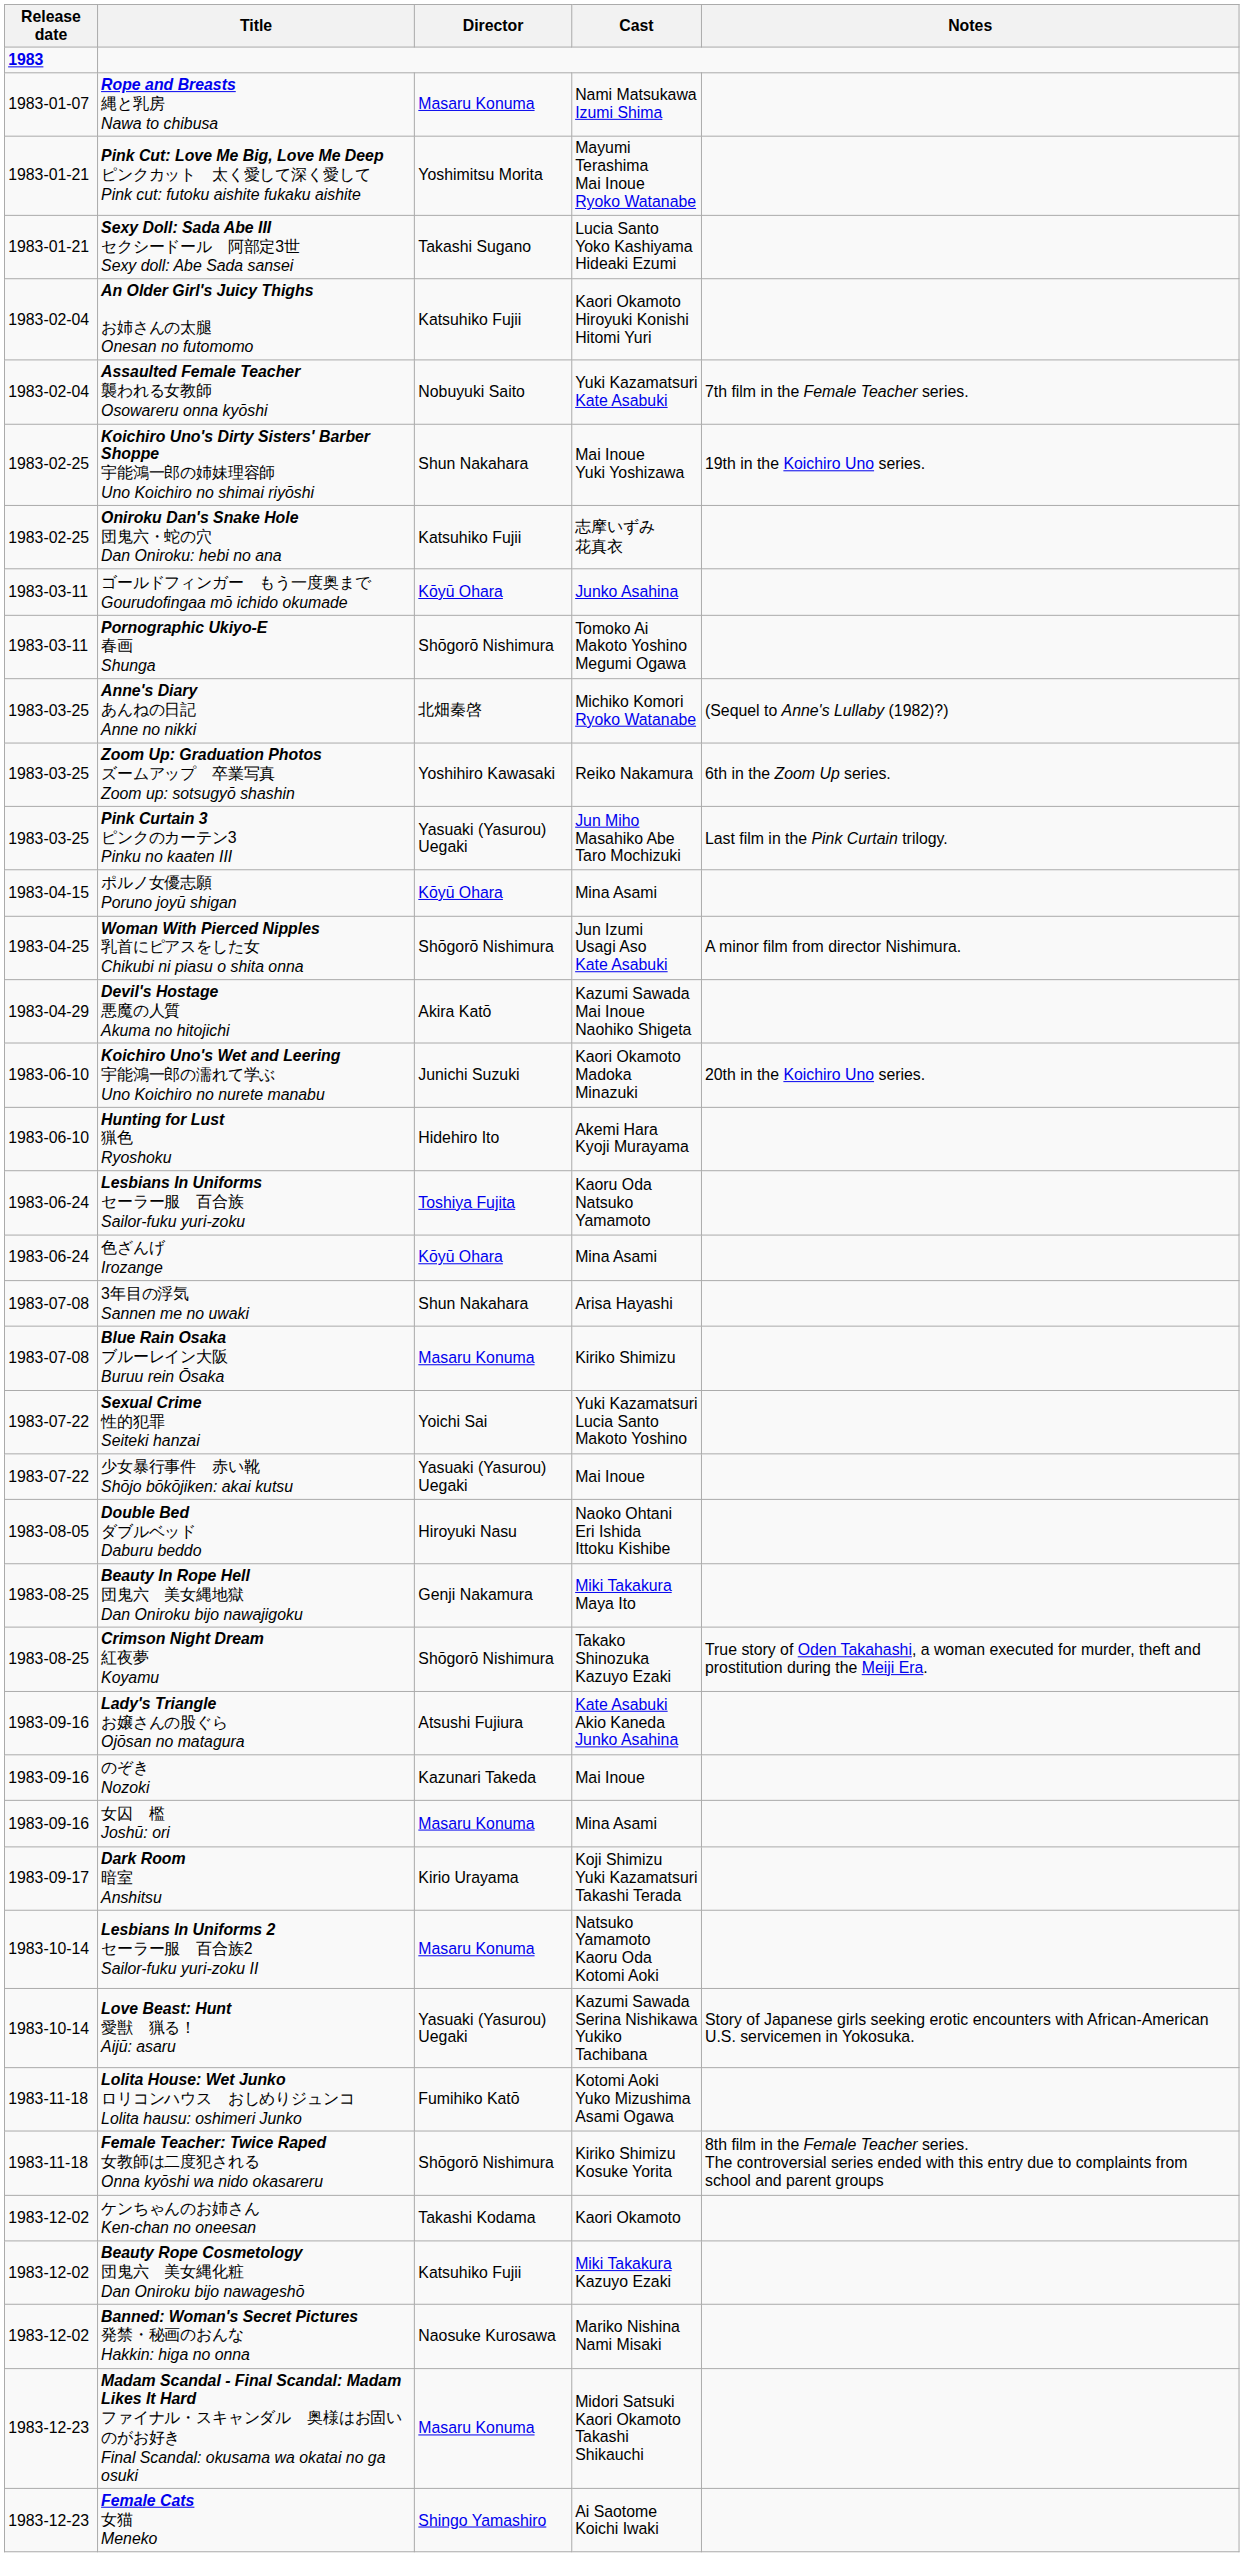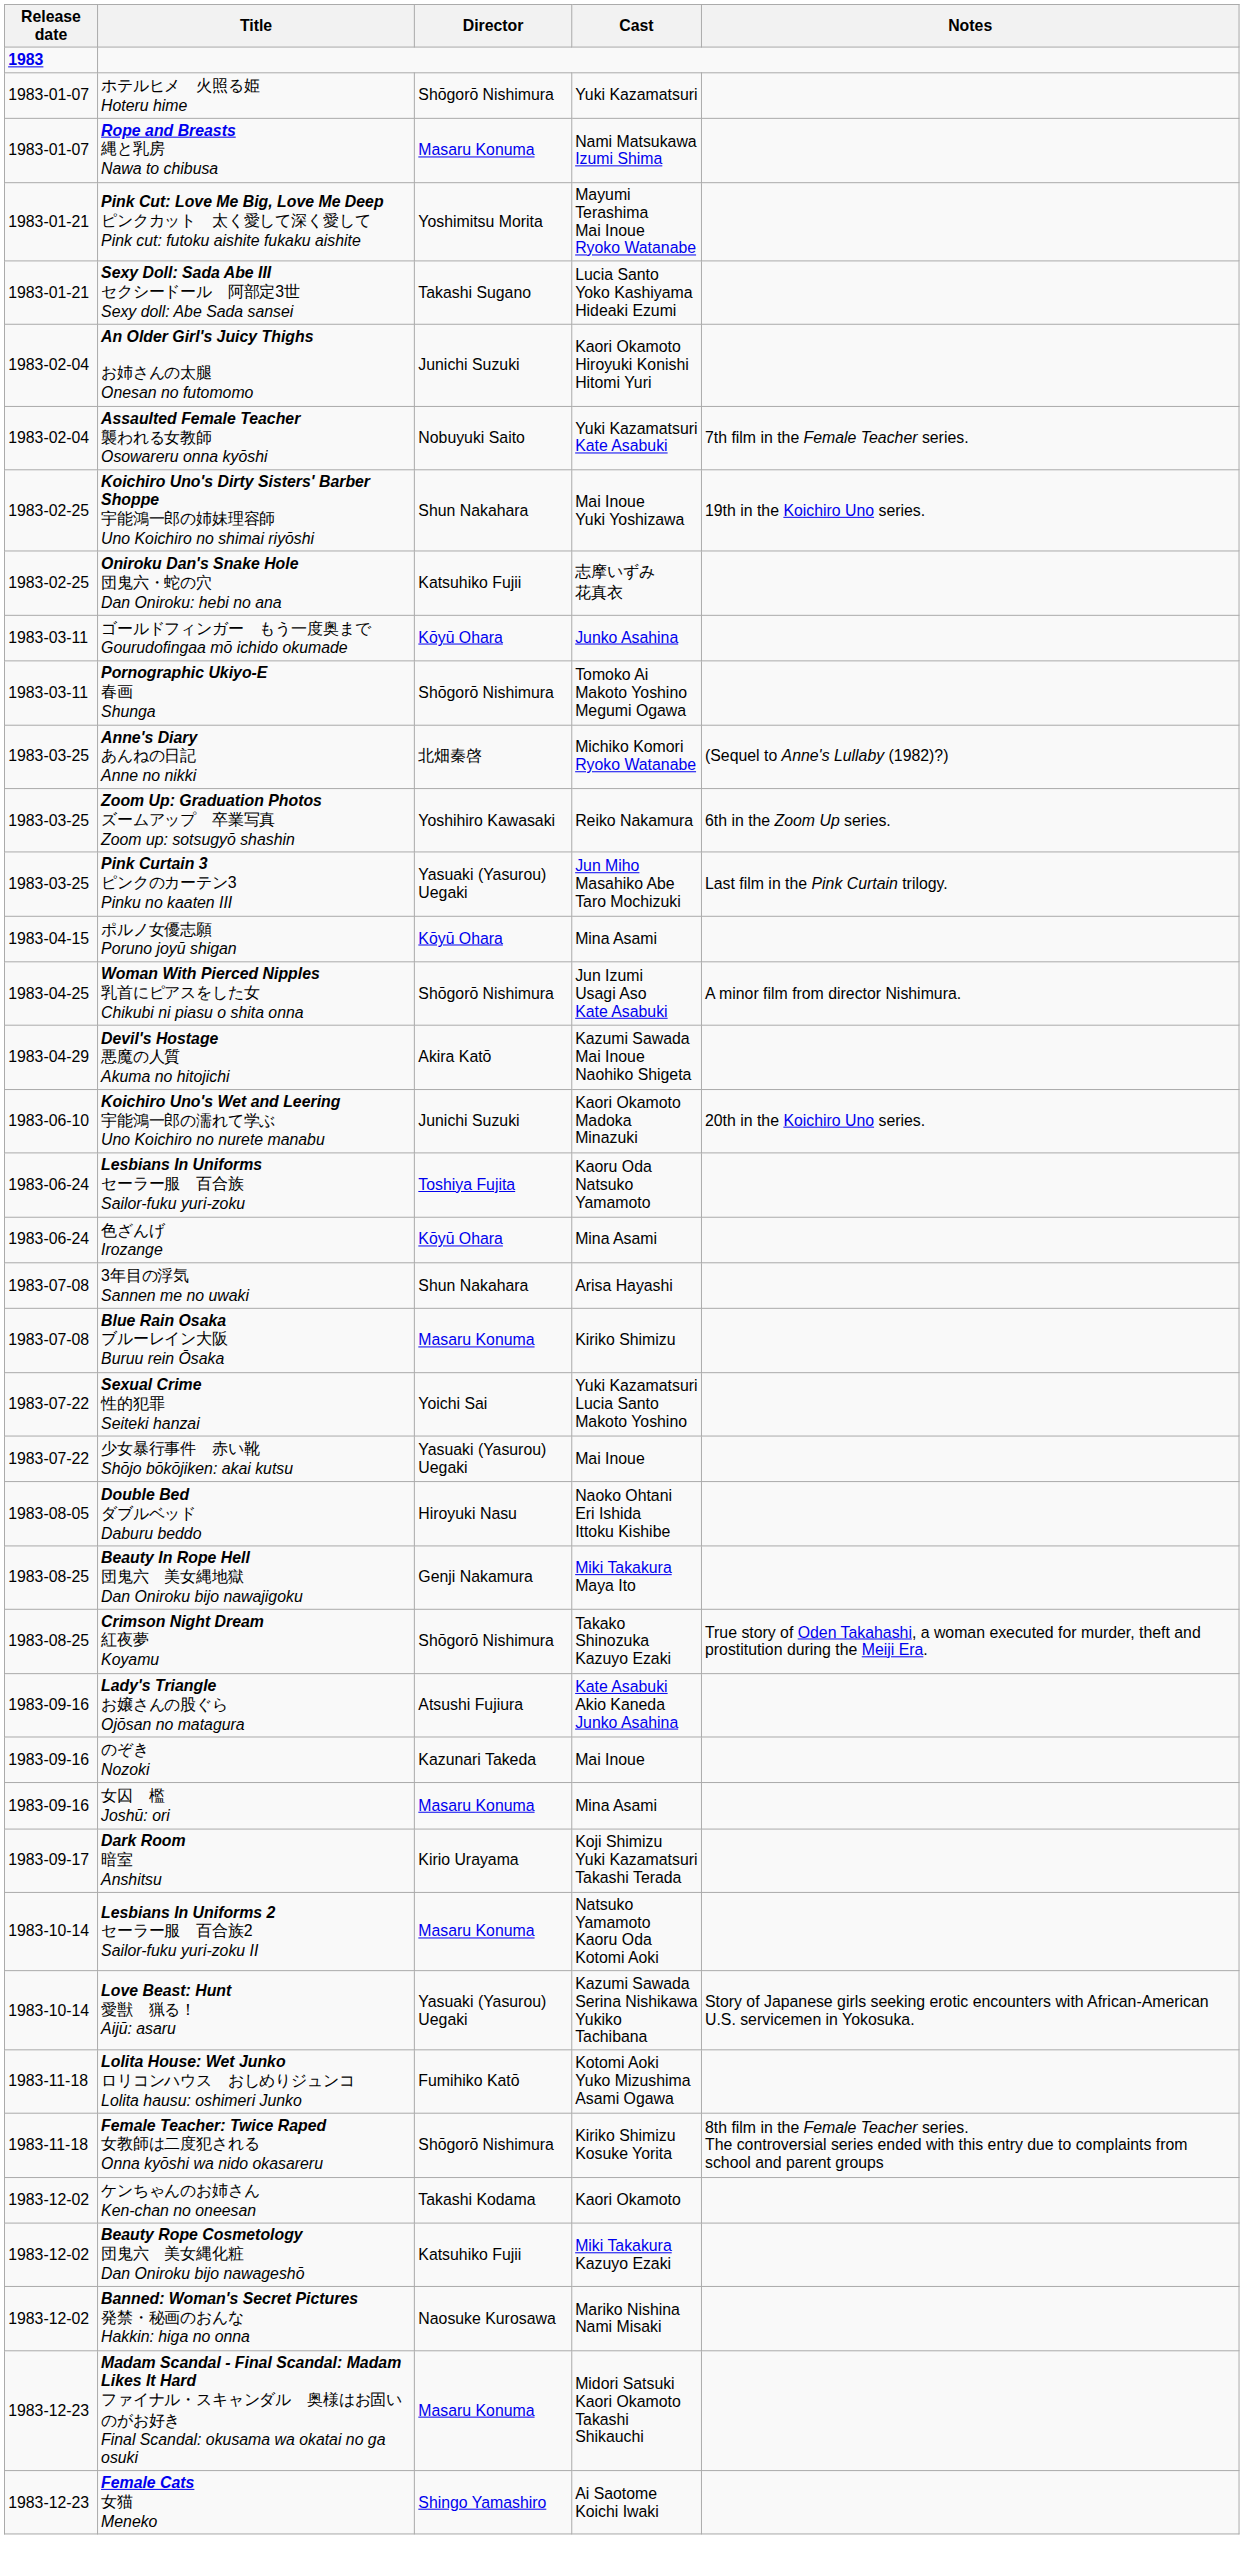+ row: (180, 96)
(470, 319) Katsuhiko Fujii -> (469, 365) Junichi Suzuki
- row: (163, 1138)
